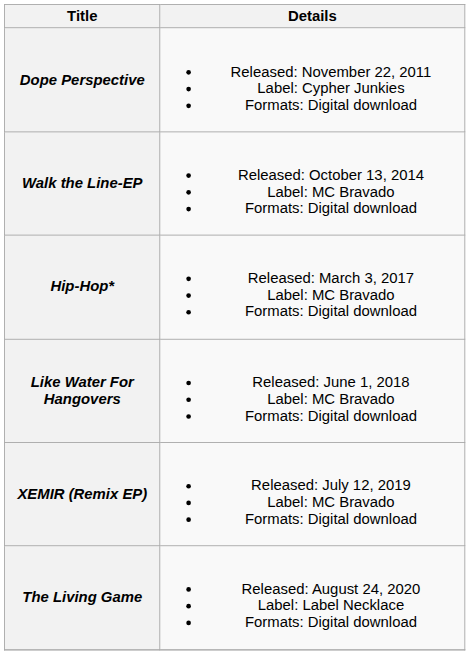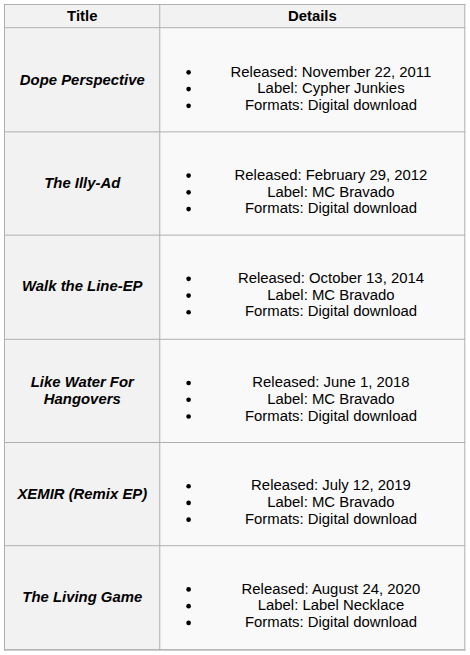+ row: (82, 183)
- row: (82, 287)
